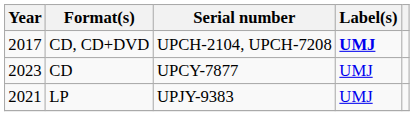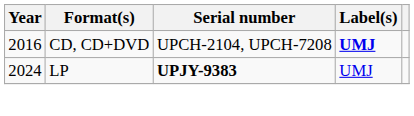(25, 44) 2017 -> (25, 44) 2016
- row: (61, 70)
(25, 96) 2021 -> (25, 70) 2024
(195, 96) normal -> (197, 70) bold
